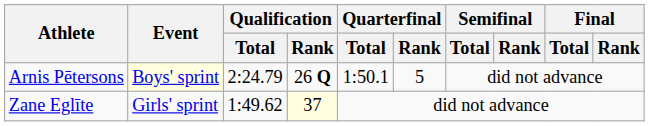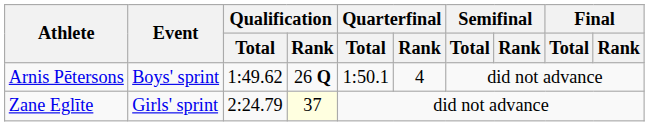(176, 76) lightyellow background -> (176, 76) no background
(255, 76) 2:24.79 -> (255, 76) 1:49.62
(420, 76) 5 -> (420, 76) 4
(255, 105) 1:49.62 -> (255, 105) 2:24.79
